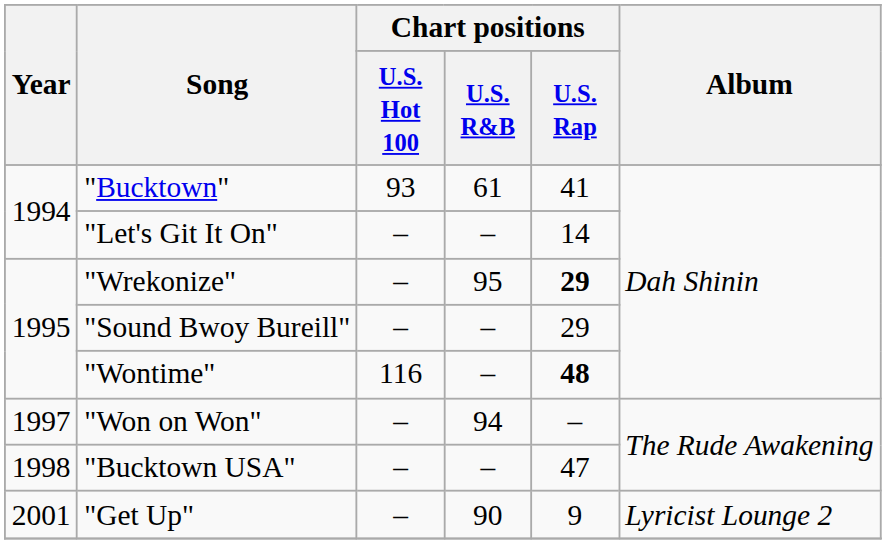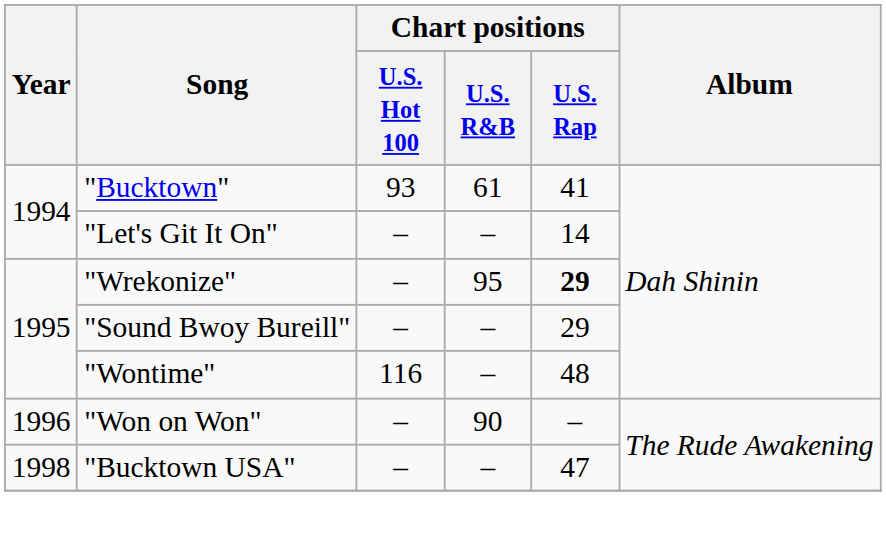(575, 374) bold -> (575, 374) normal
(41, 420) 1997 -> (41, 420) 1996
(488, 420) 94 -> (488, 420) 90
- row: (139, 514)
